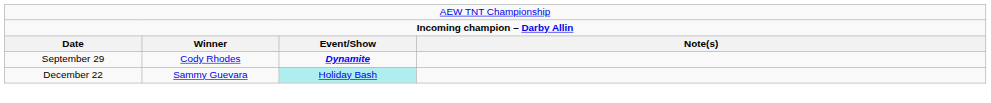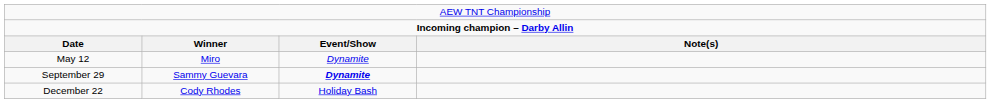+ row: (73, 59)
(210, 59) Cody Rhodes -> (210, 75) Sammy Guevara
(210, 75) Sammy Guevara -> (210, 91) Cody Rhodes
(348, 75) paleturquoise background -> (348, 91) no background
